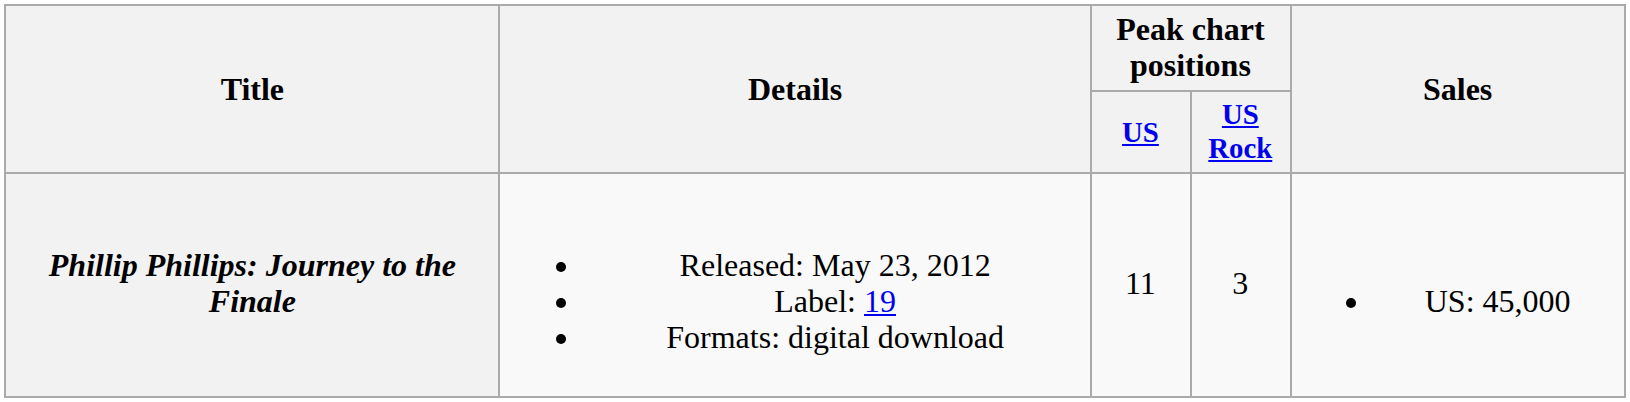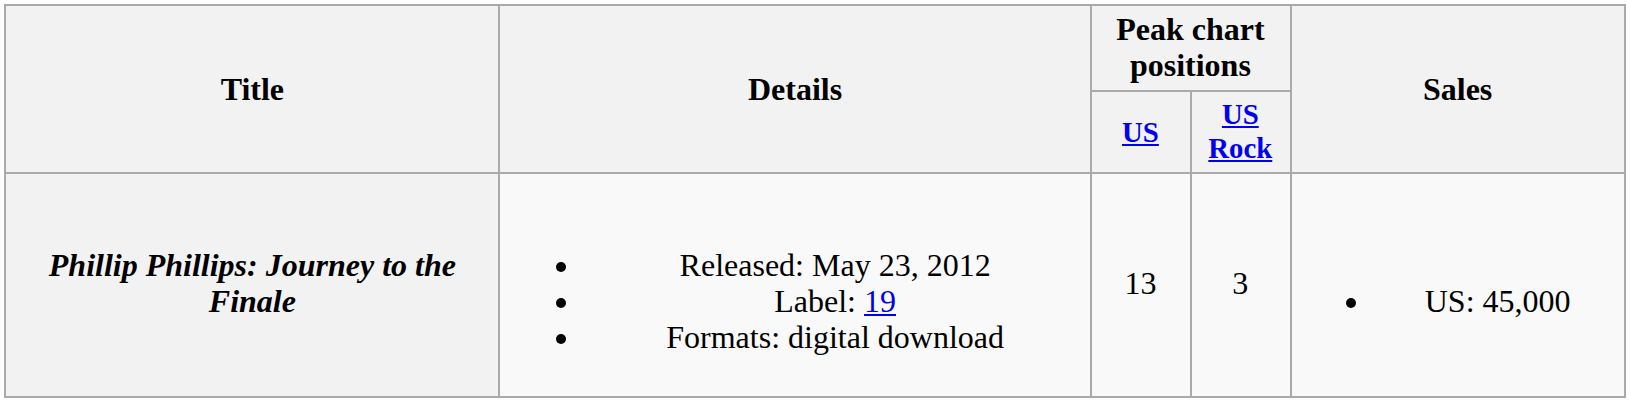(1140, 284) 11 -> (1140, 284) 13
